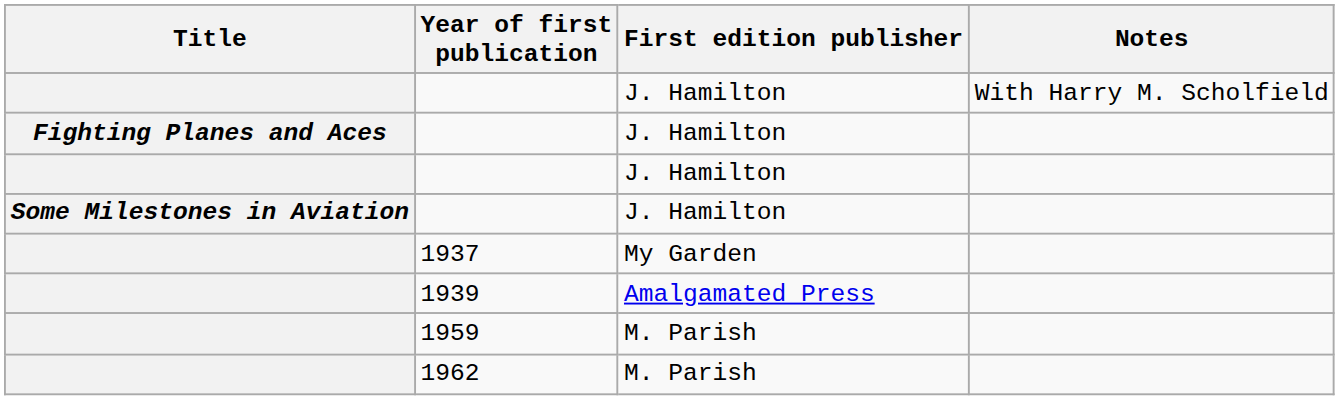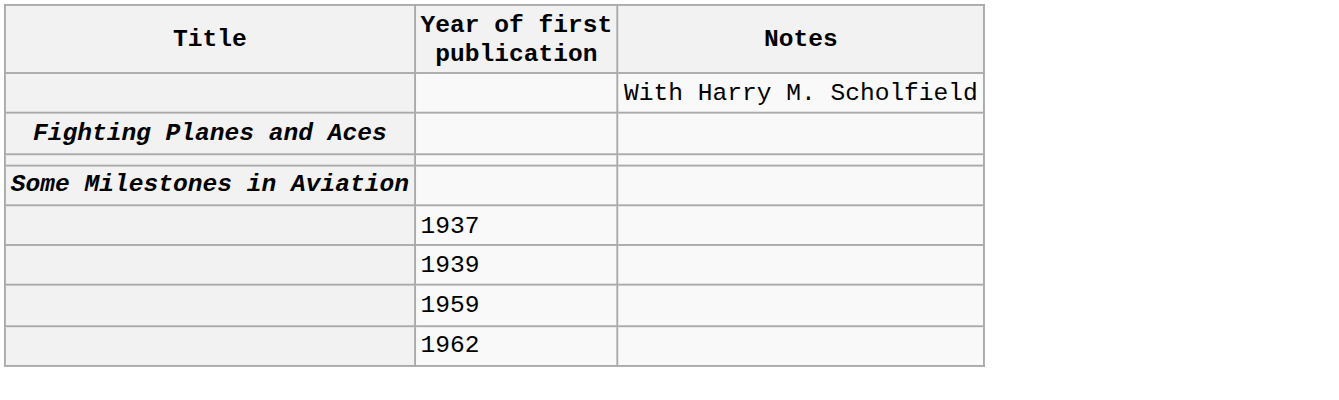- column: (794, 39)
